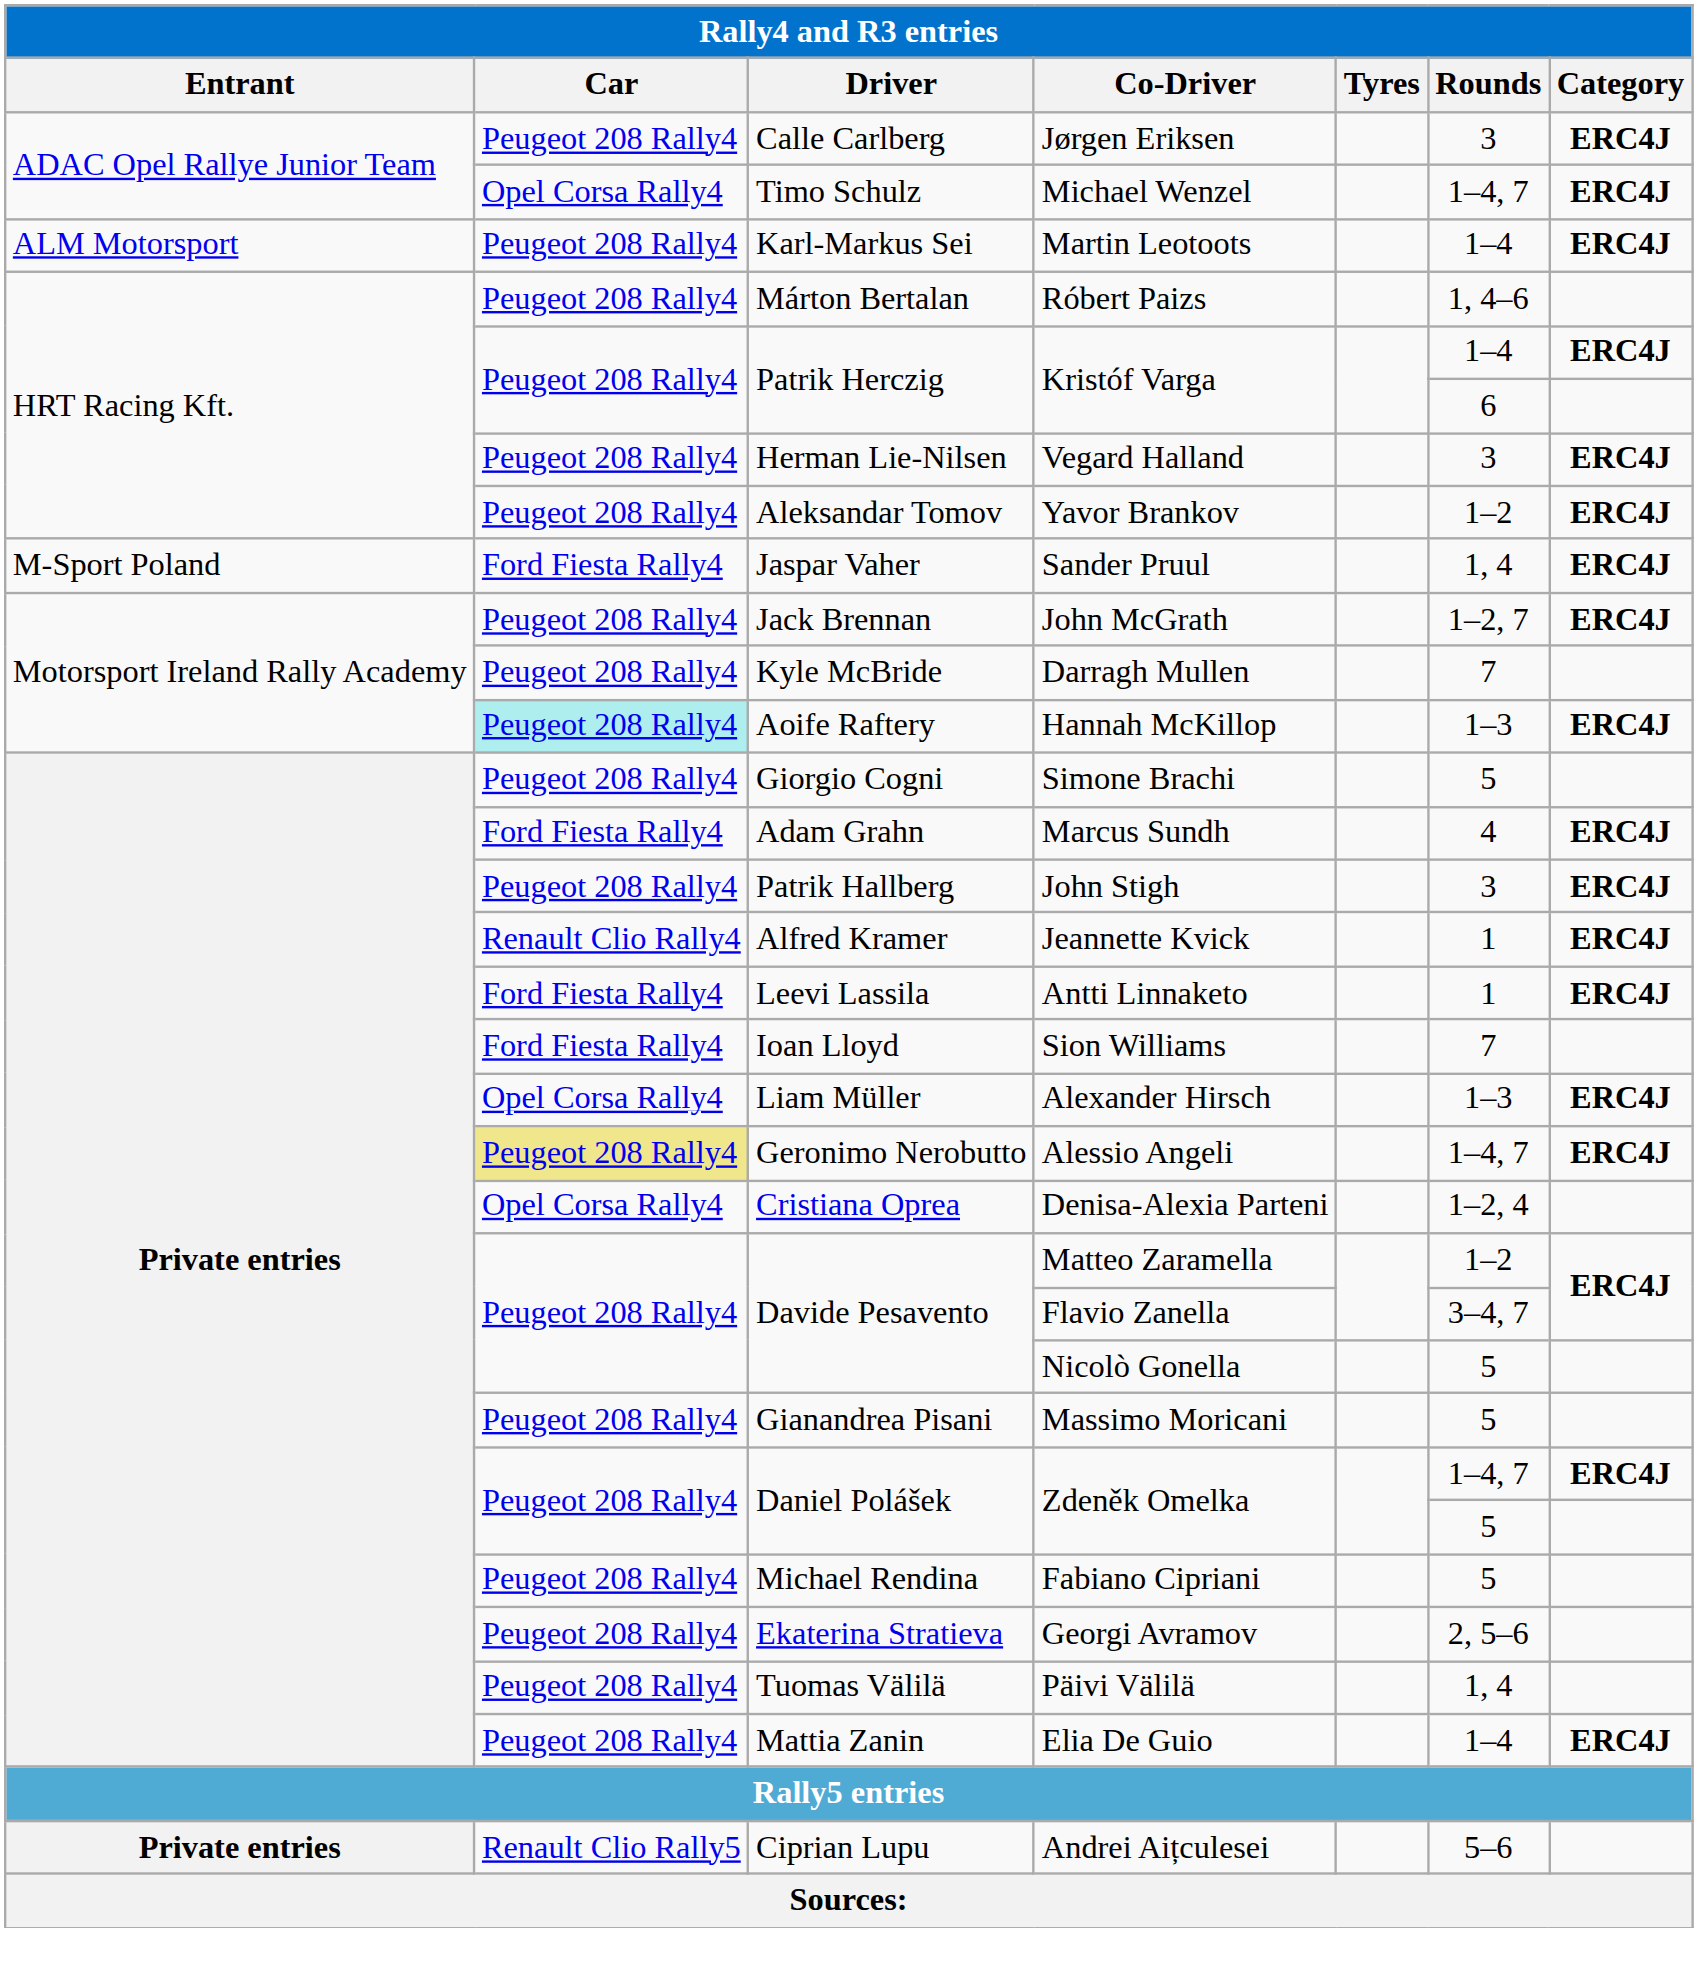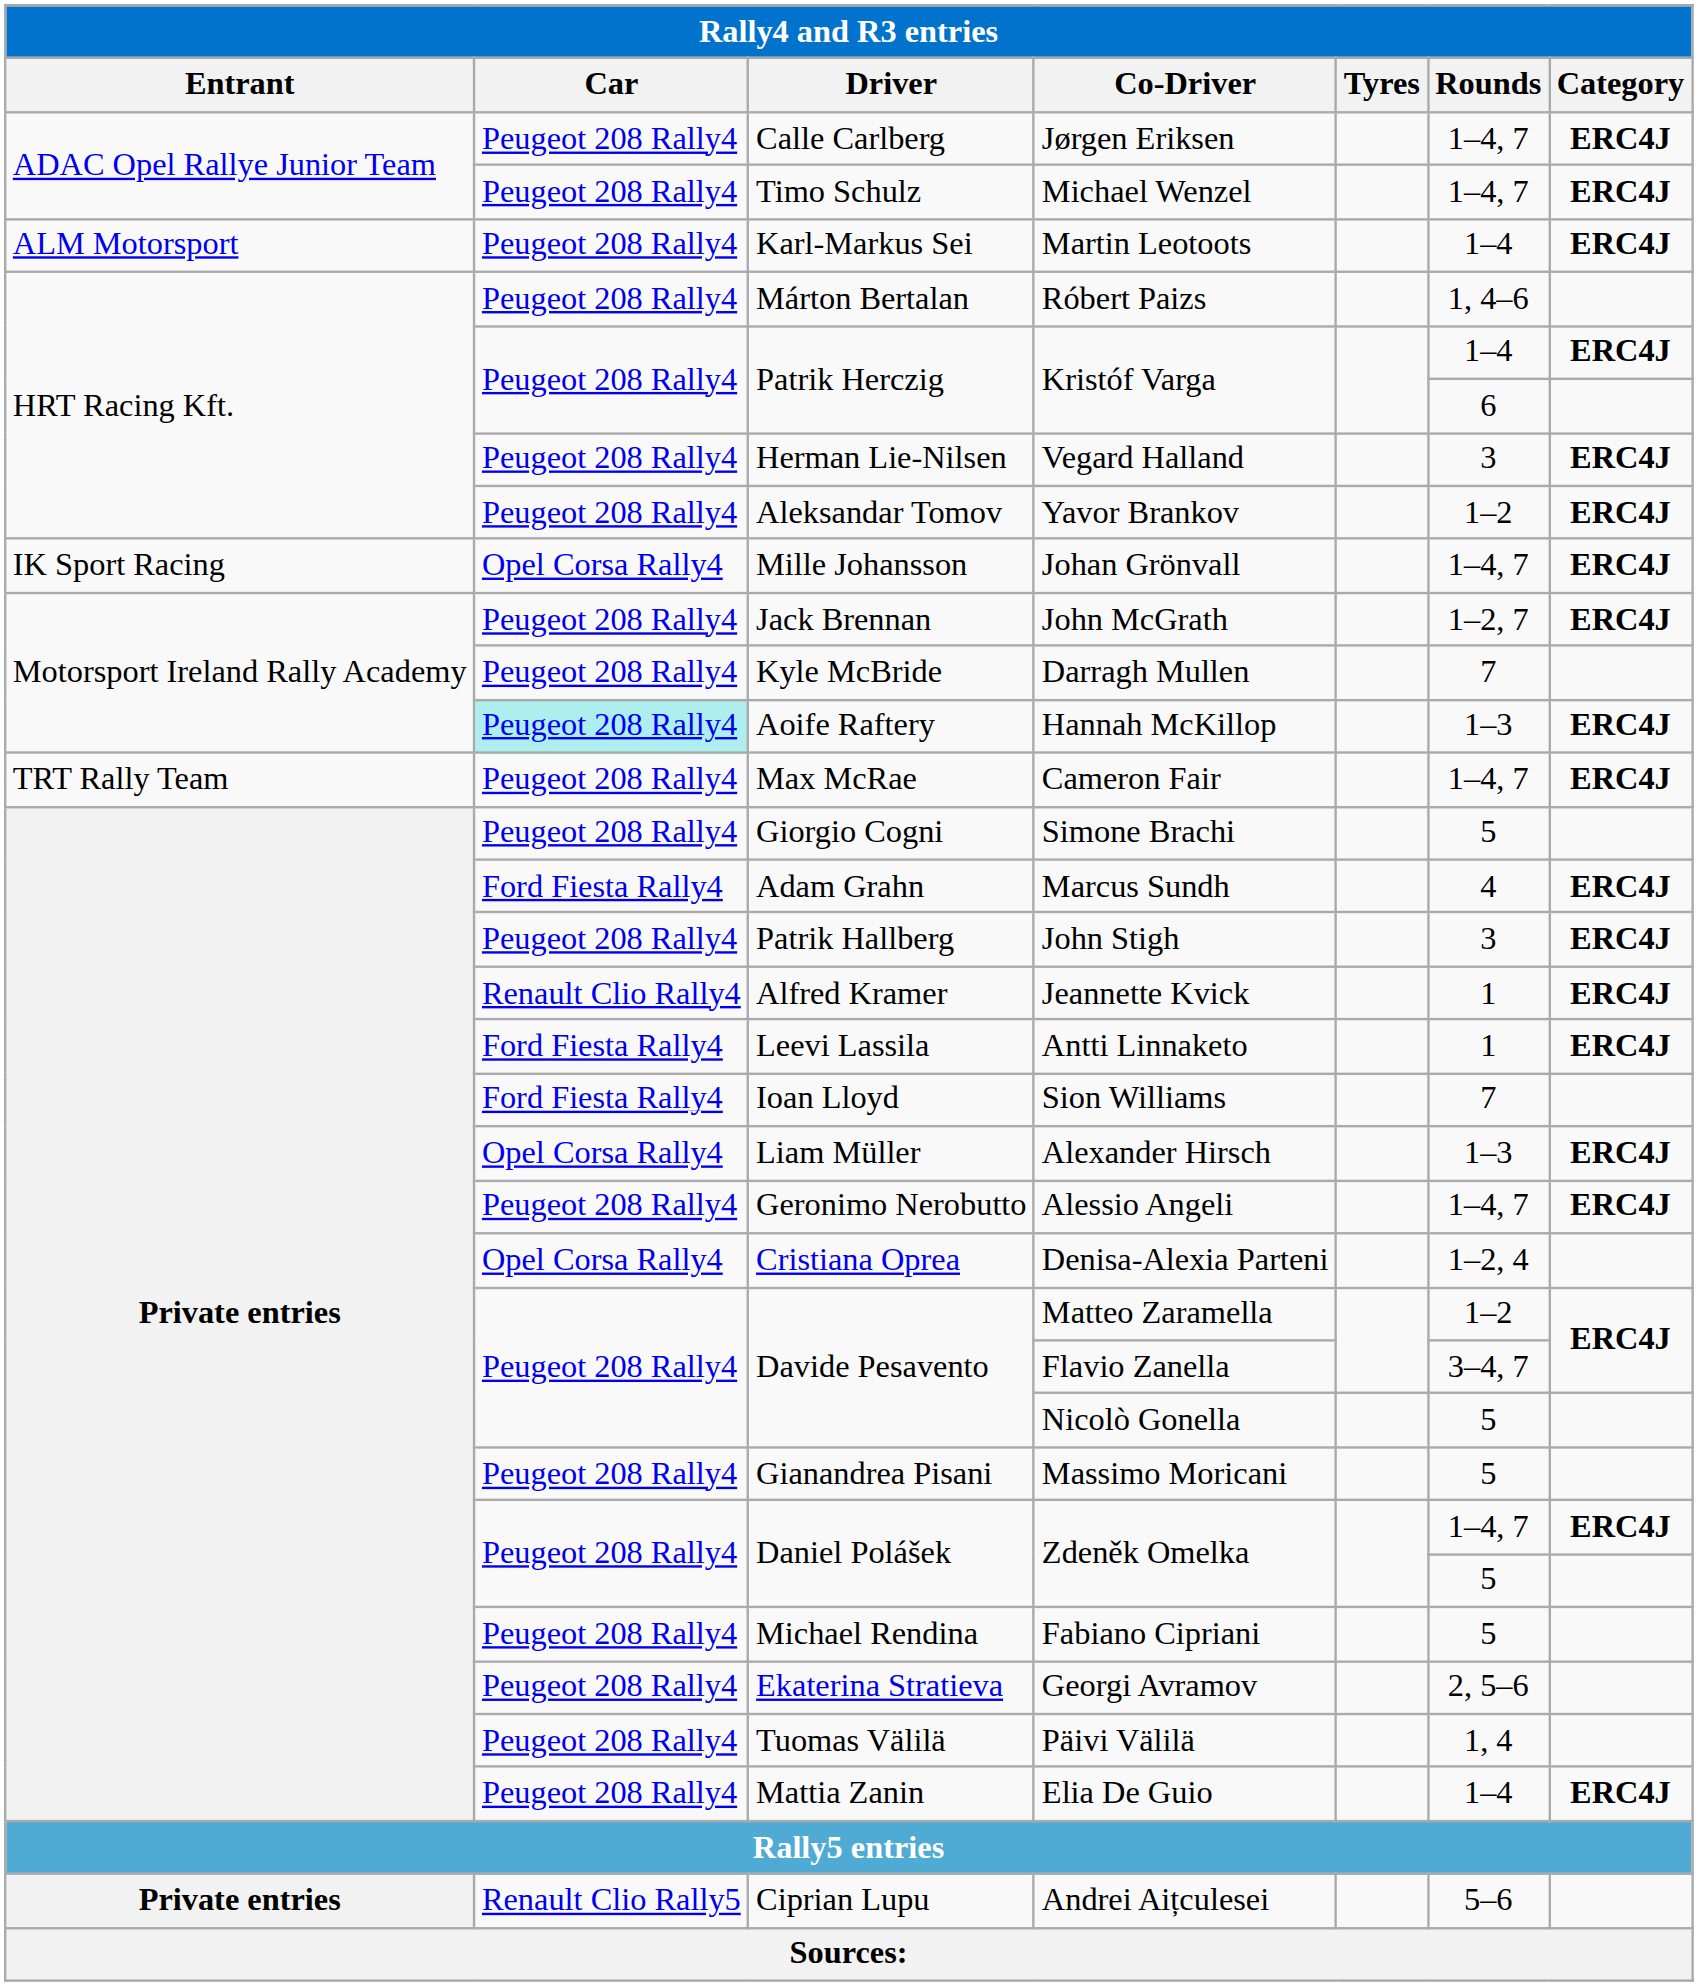(1488, 137) 3 -> (1488, 137) 1–4, 7
(602, 190) Opel Corsa Rally4 -> (610, 190) Peugeot 208 Rally4
+ row: (862, 564)
- row: (838, 564)
+ row: (836, 778)
(610, 1152) khaki background -> (610, 1205) no background
